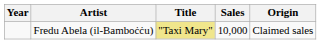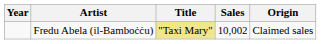(233, 30) 10,000 -> (233, 30) 10,002
